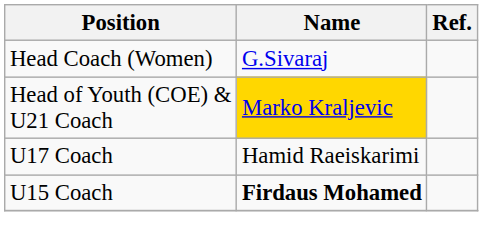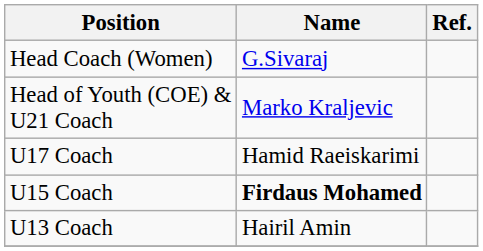(317, 107) gold background -> (317, 107) no background
+ row: (61, 228)
